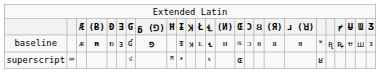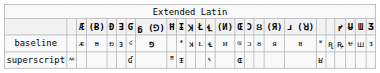(97, 43) bold -> (97, 43) normal
(131, 43) ʛ -> (131, 44) 𐞔
(181, 43) ᵻ -> (181, 43) ᶧ
(131, 60) 𐞔 -> (131, 60) ʛ
(181, 60) ᶧ -> (181, 60) ᵻ
